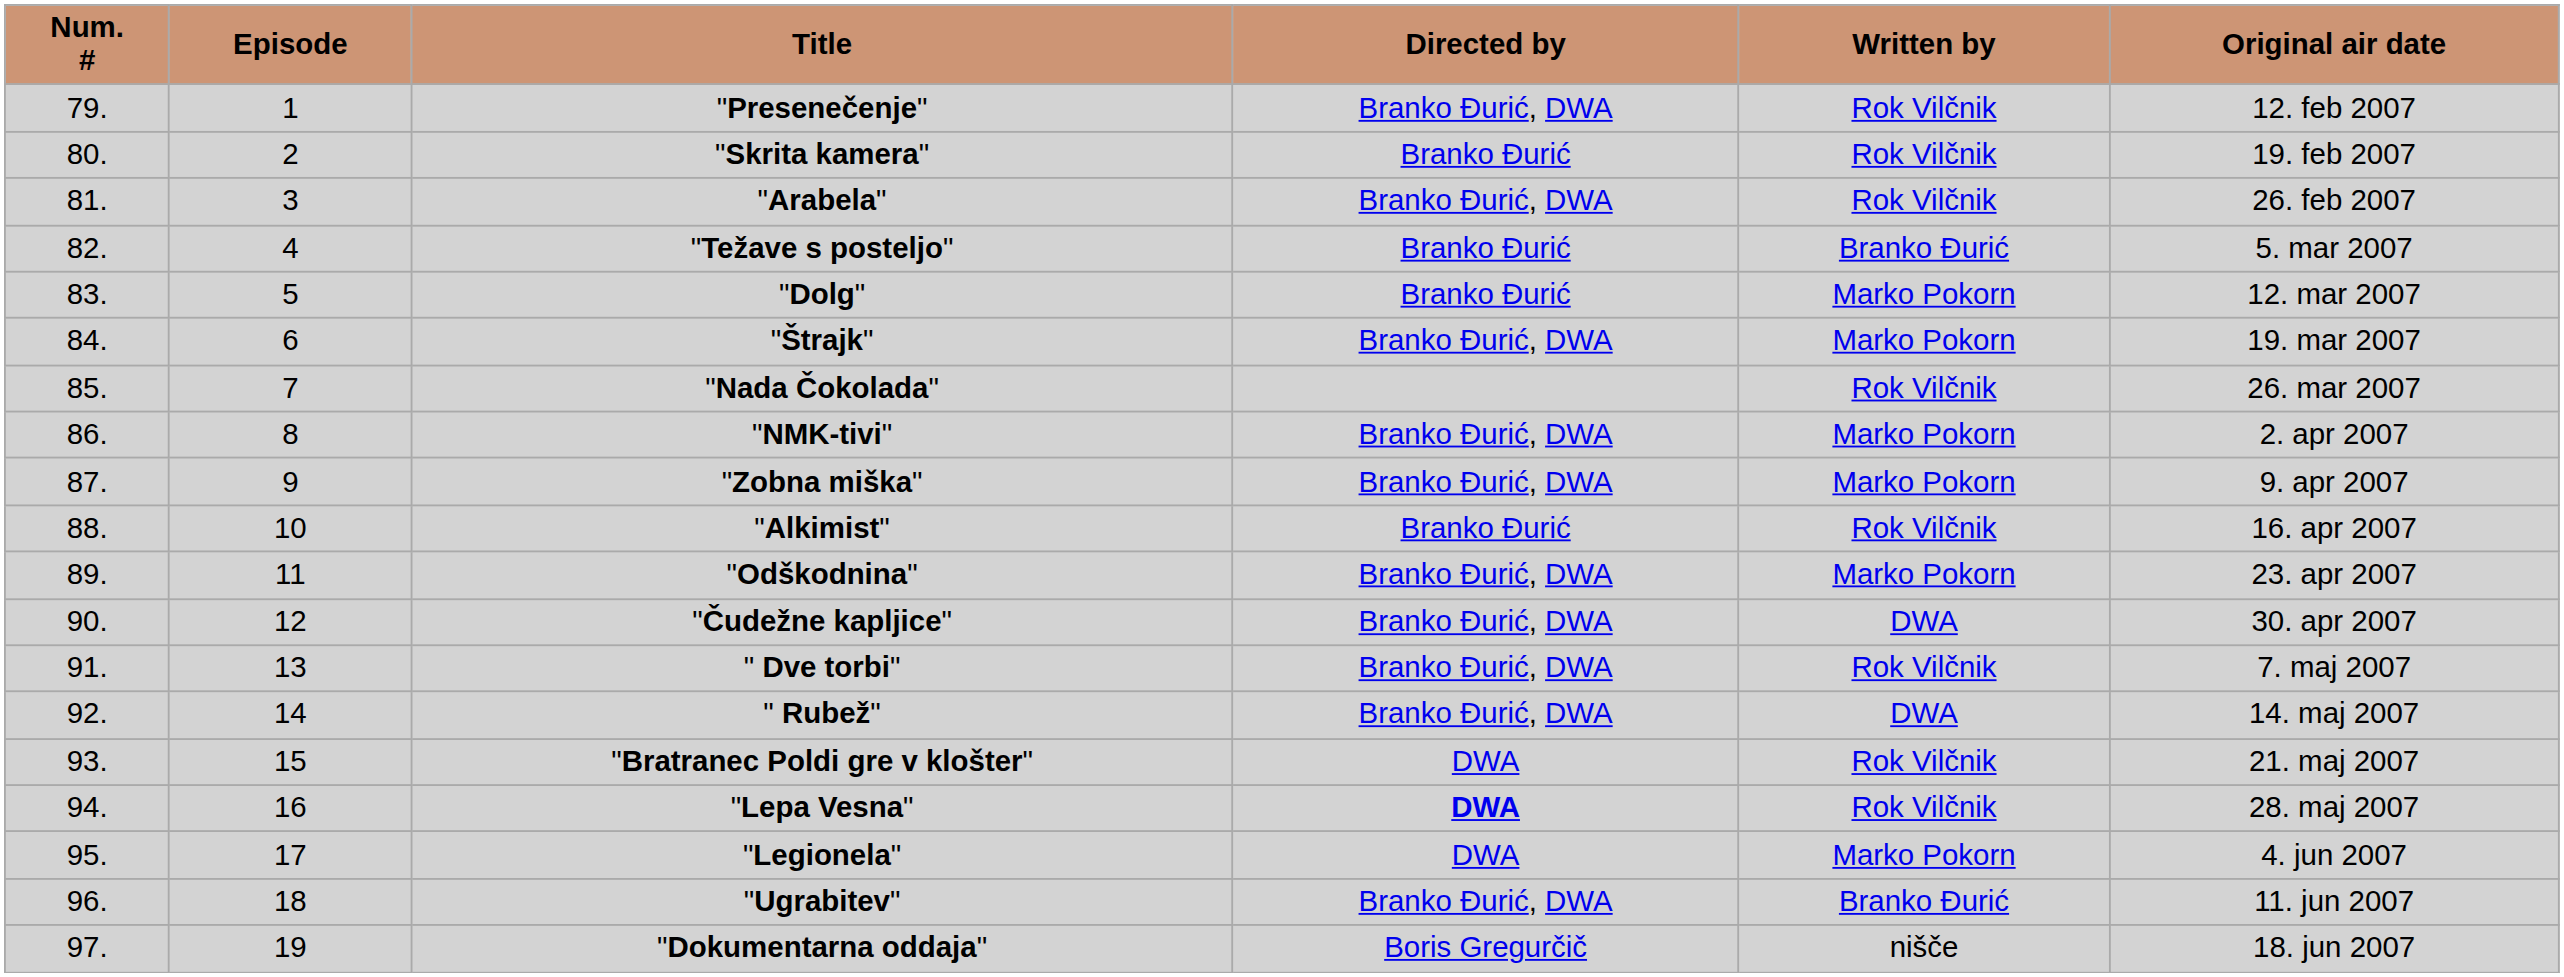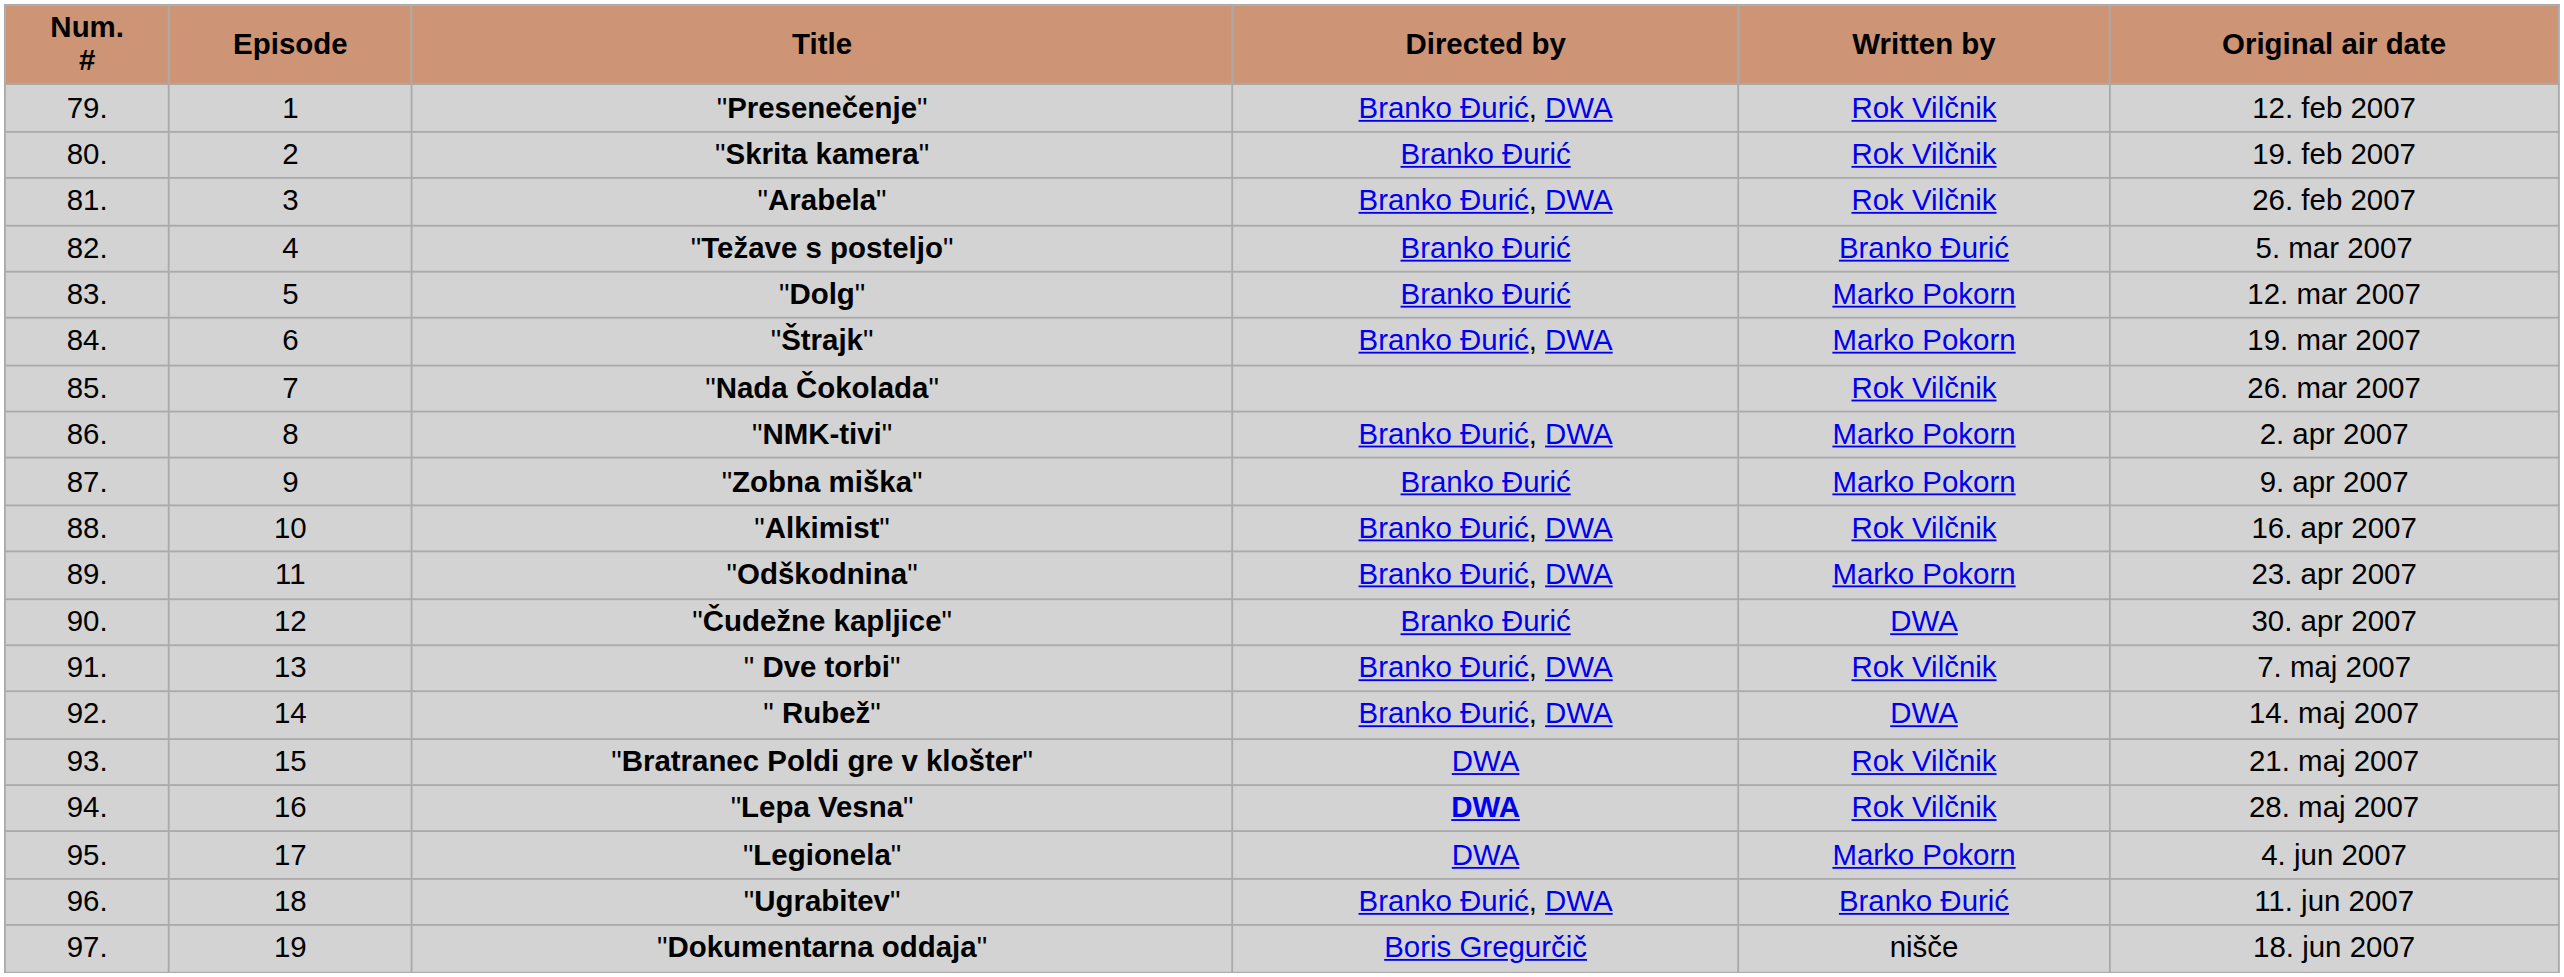(1486, 481) Branko Đurić, DWA -> (1486, 481) Branko Đurić
(1486, 527) Branko Đurić -> (1486, 527) Branko Đurić, DWA
(1486, 621) Branko Đurić, DWA -> (1486, 621) Branko Đurić
